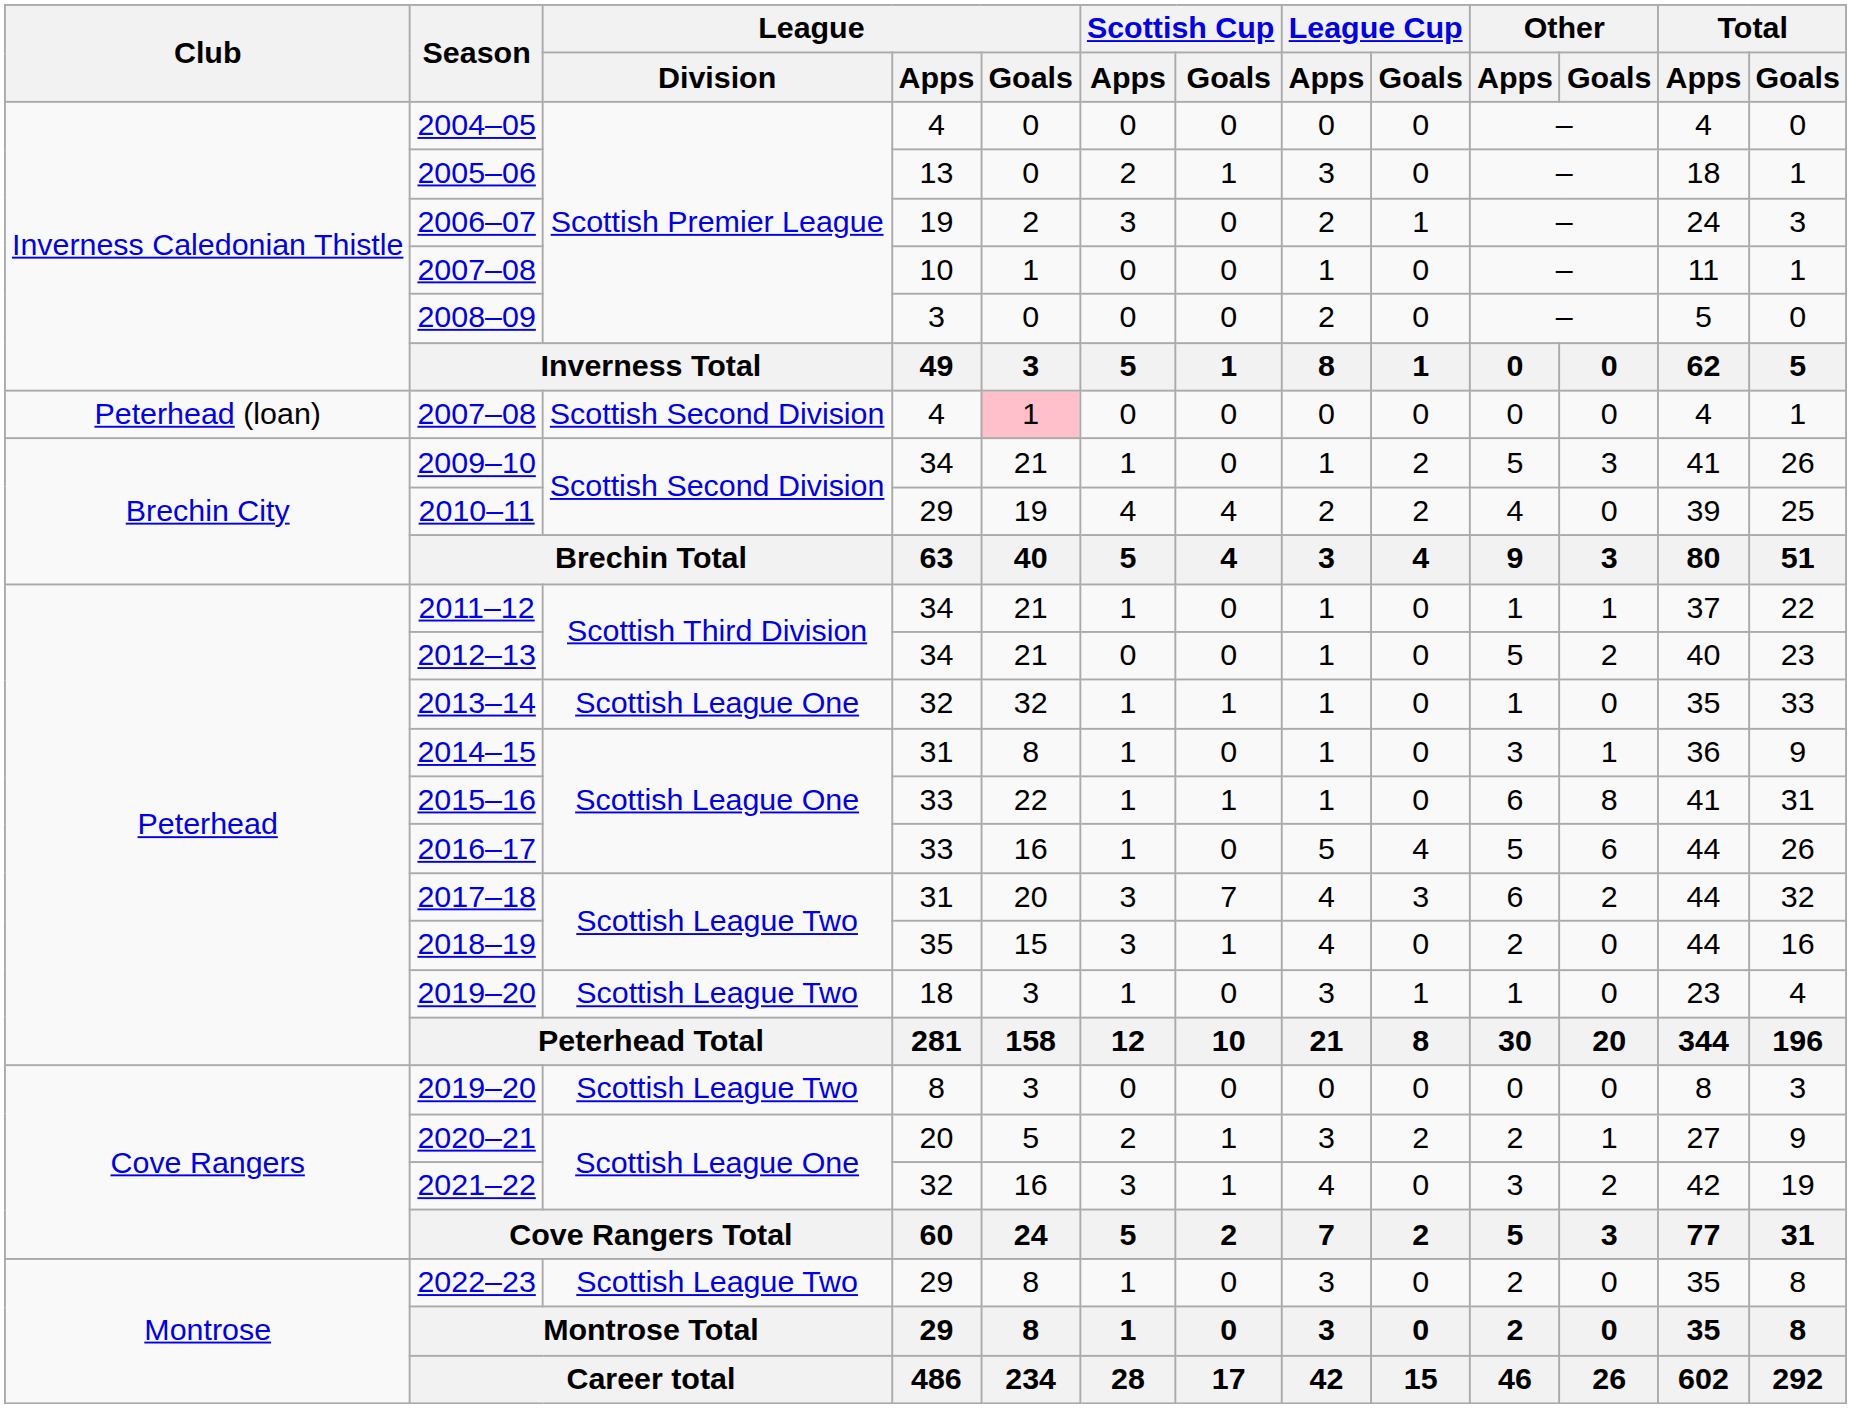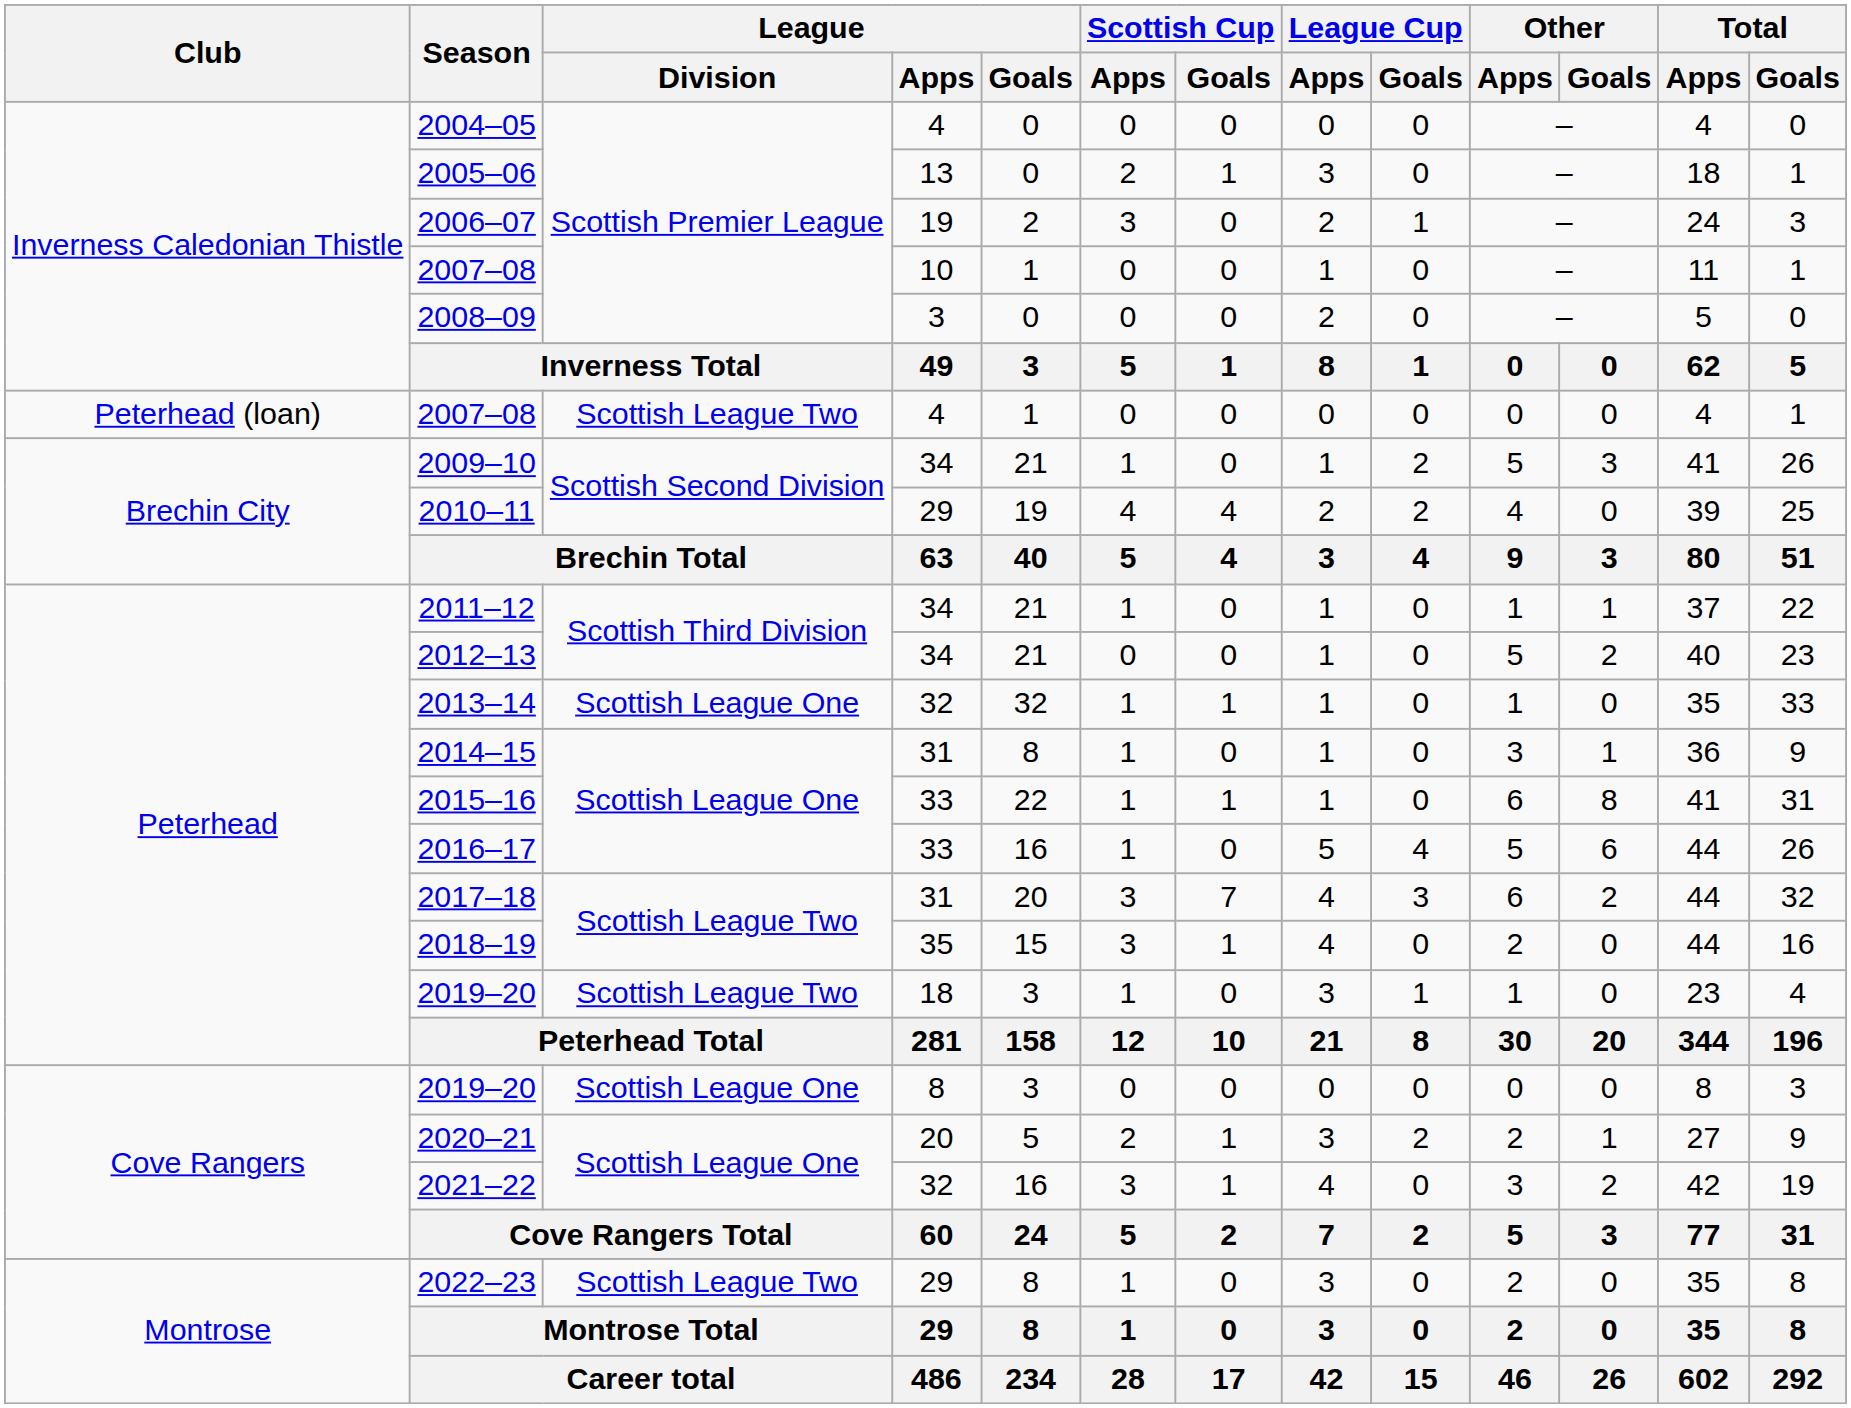(717, 414) Scottish Second Division -> (717, 414) Scottish League Two
(1031, 414) pink background -> (1031, 414) no background
(717, 1089) Scottish League Two -> (717, 1089) Scottish League One
